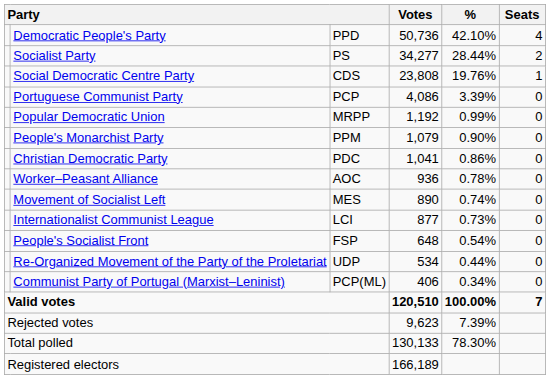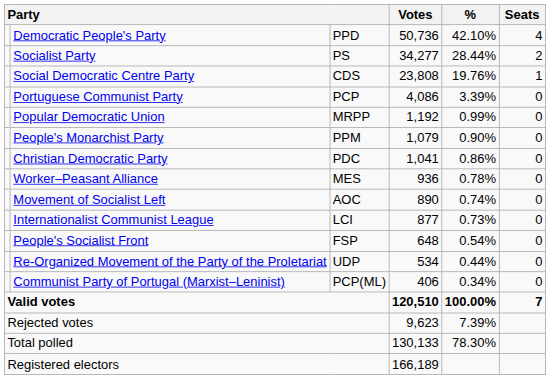(347, 179) AOC -> (347, 179) MES
(347, 199) MES -> (347, 199) AOC
